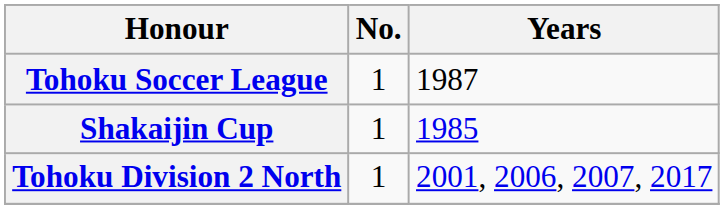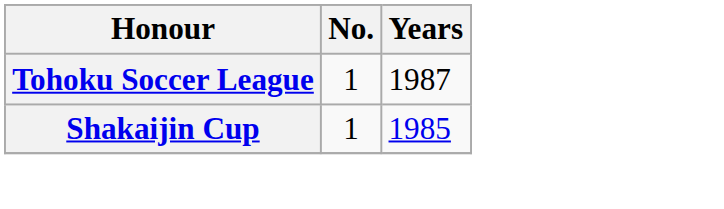- row: (177, 177)
